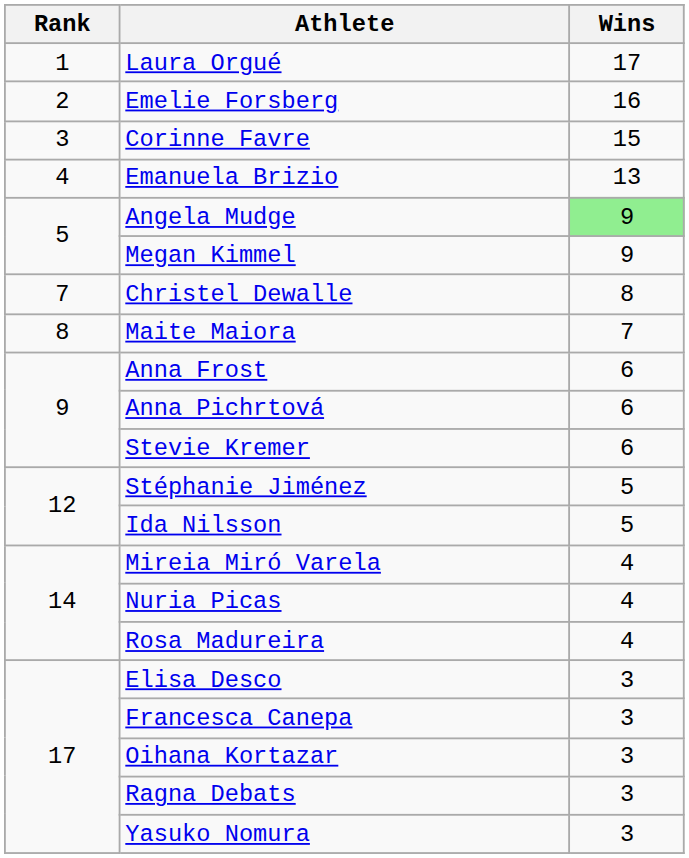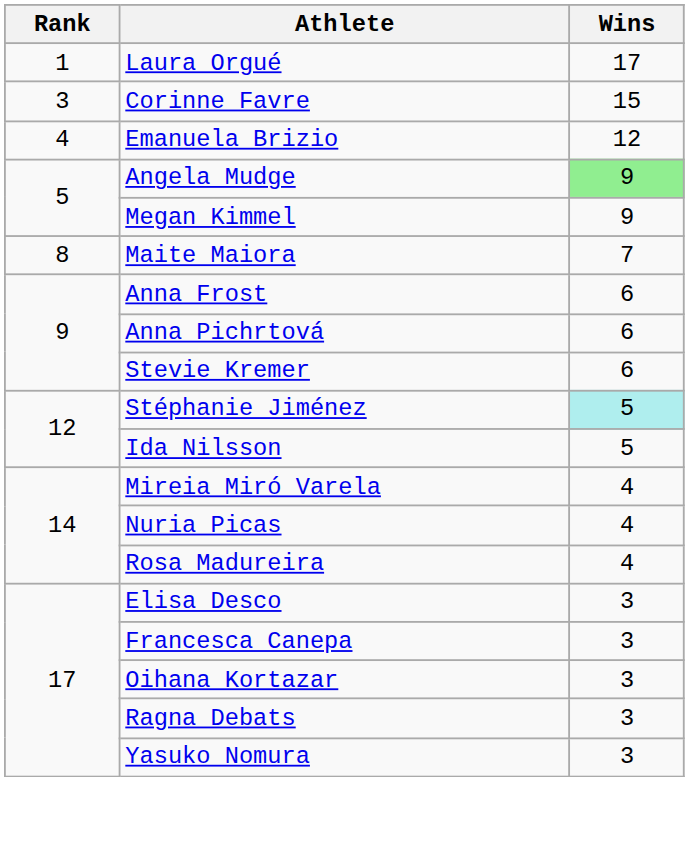- row: (232, 101)
(627, 178) 13 -> (627, 140) 12
- row: (239, 294)
(627, 487) no background -> (627, 410) paleturquoise background
